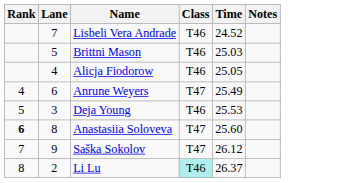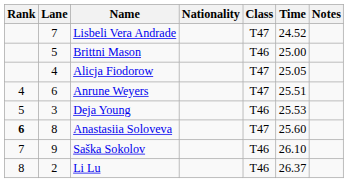+ column: (211, 14)
(196, 33) T46 -> (259, 33) T47
(229, 52) 25.03 -> (293, 52) 25.00
(196, 71) T46 -> (259, 71) T47
(229, 91) 25.49 -> (293, 91) 25.51
(196, 149) T47 -> (259, 149) T46
(229, 149) 26.12 -> (293, 149) 26.10
(196, 168) paleturquoise background -> (259, 168) no background
